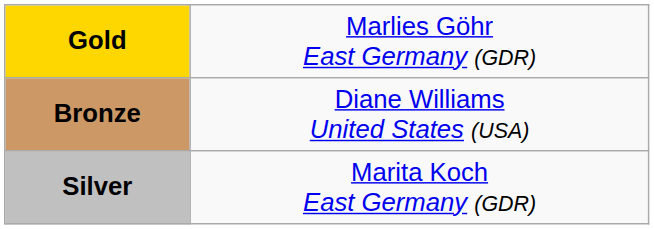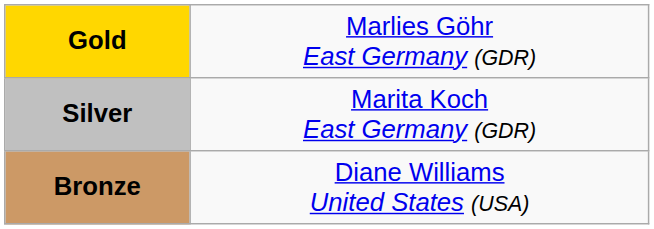rows swapped: (97, 186) <-> (97, 113)
